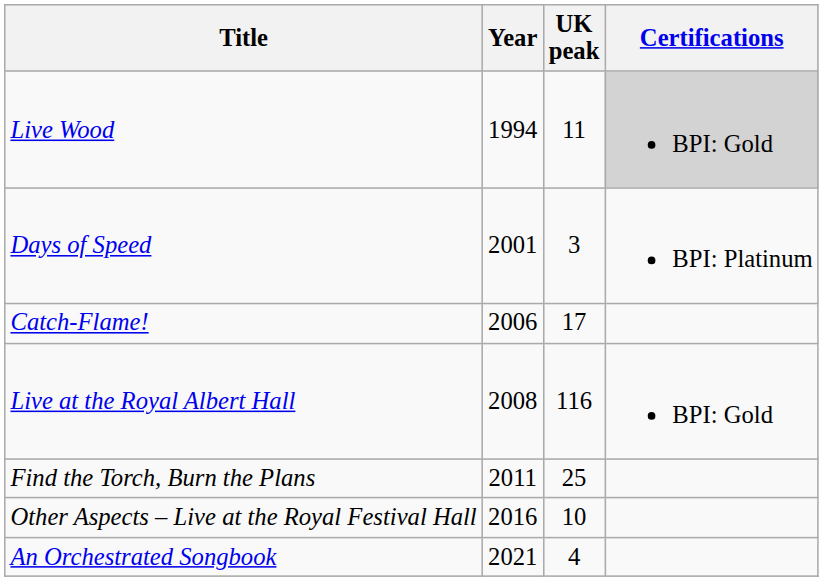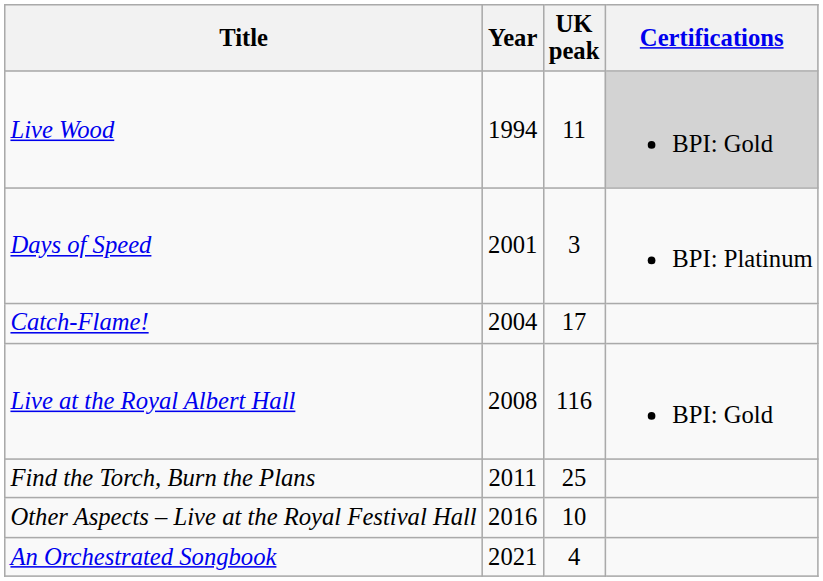(513, 322) 2006 -> (513, 322) 2004
